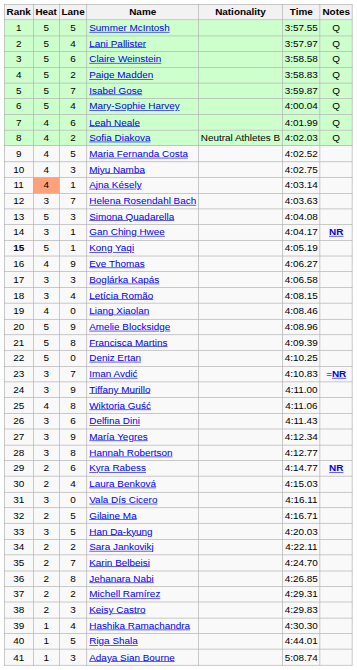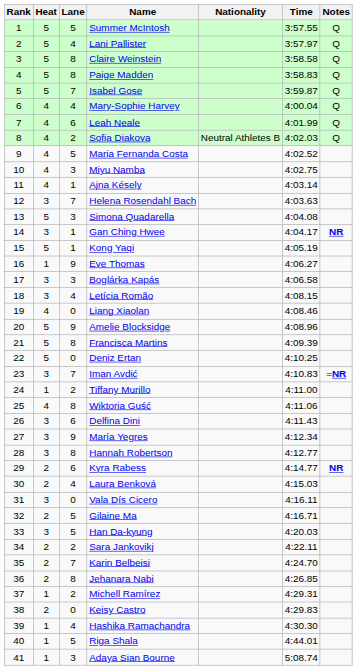(73, 59) 6 -> (73, 59) 8
(73, 75) 2 -> (73, 75) 8
(46, 106) 5 -> (46, 106) 4
(46, 185) lightsalmon background -> (46, 185) no background
(19, 248) bold -> (19, 248) normal
(46, 264) 4 -> (46, 264) 1
(46, 389) 3 -> (46, 389) 1
(73, 389) 9 -> (73, 389) 2
(46, 594) 2 -> (46, 594) 1
(73, 610) 3 -> (73, 610) 0
